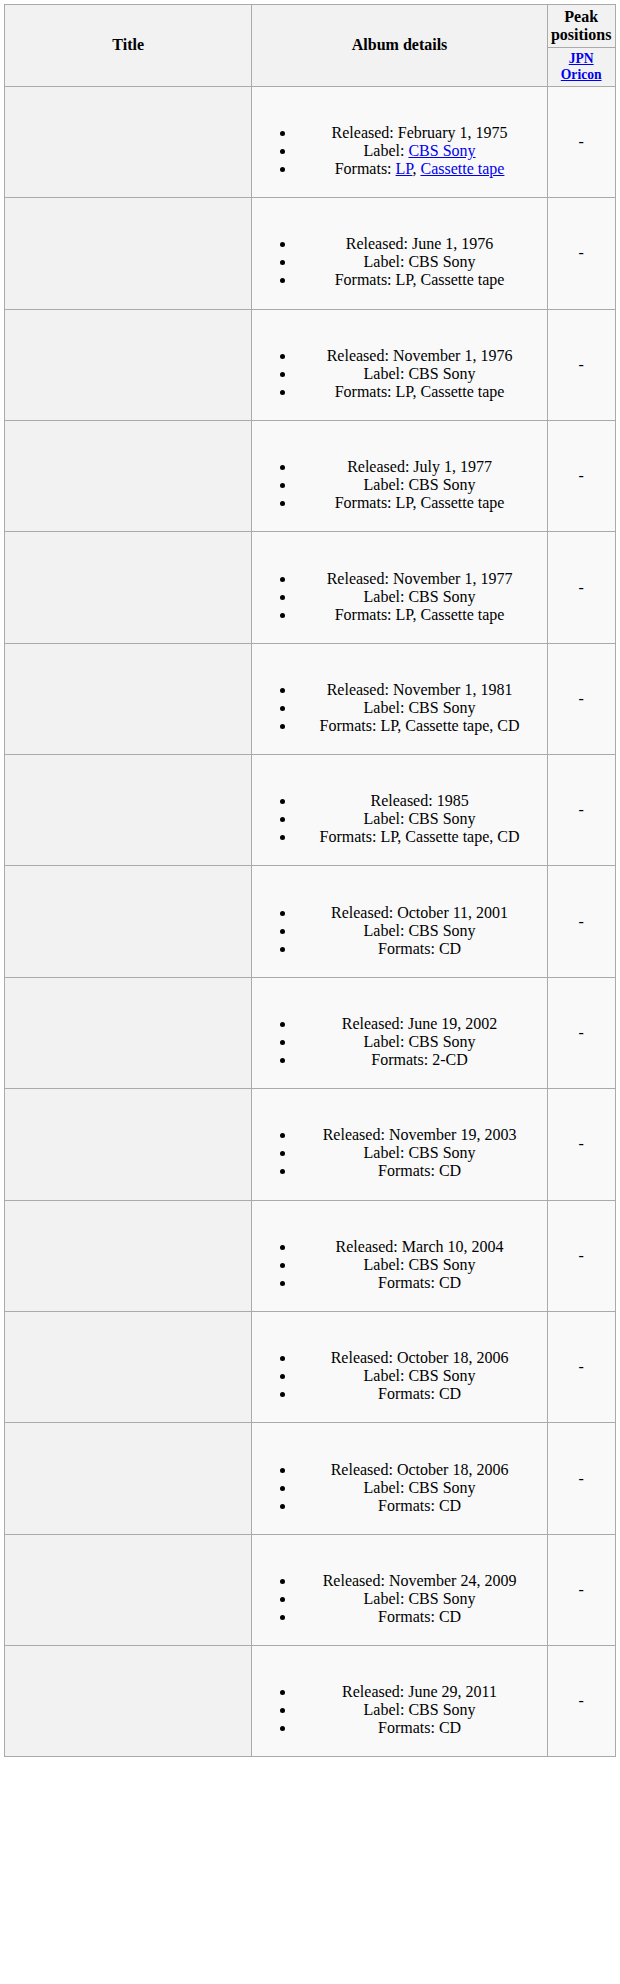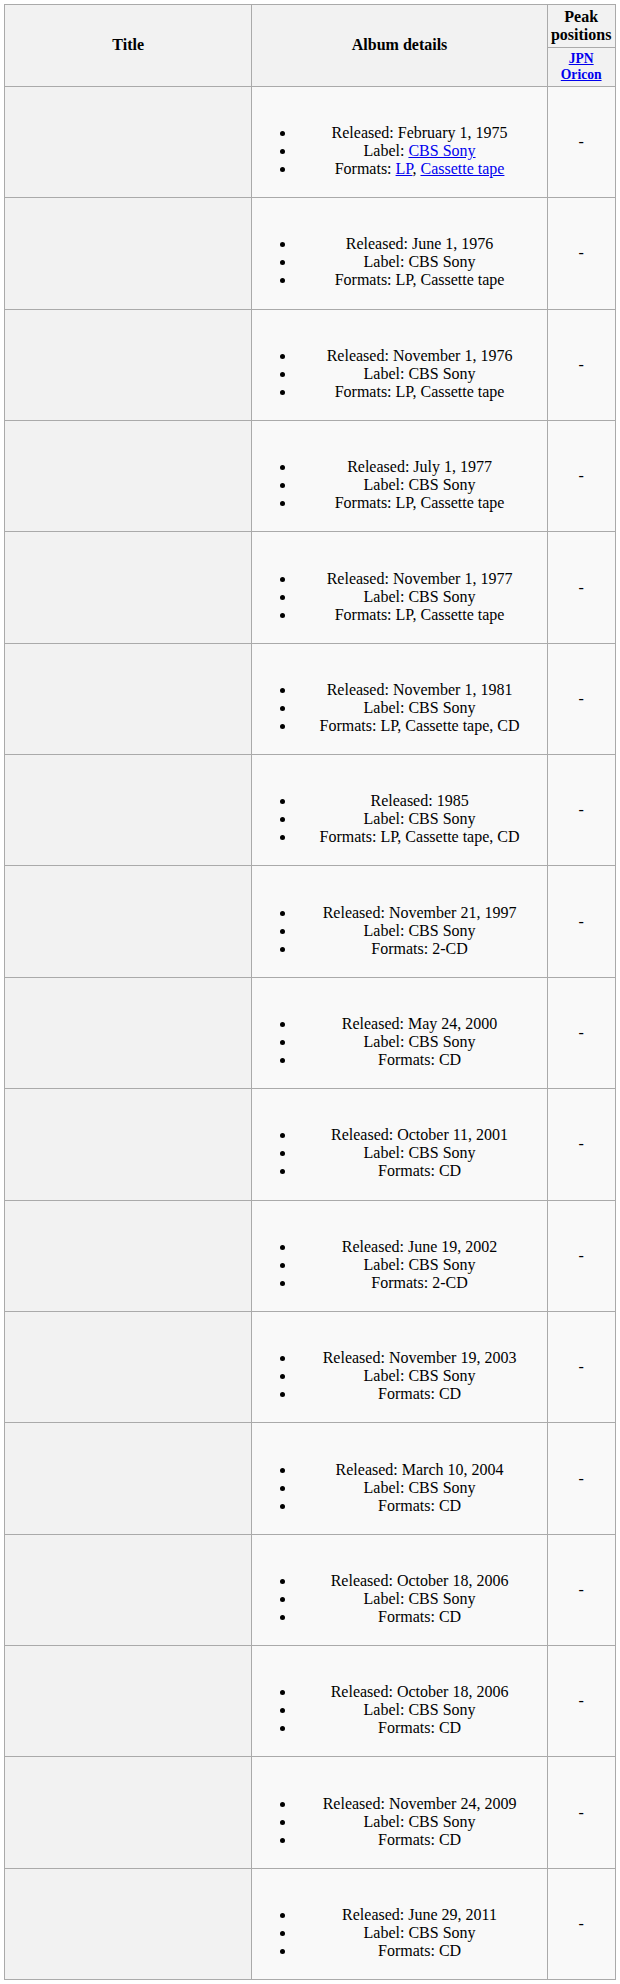+ row: (128, 922)
+ row: (128, 1033)
